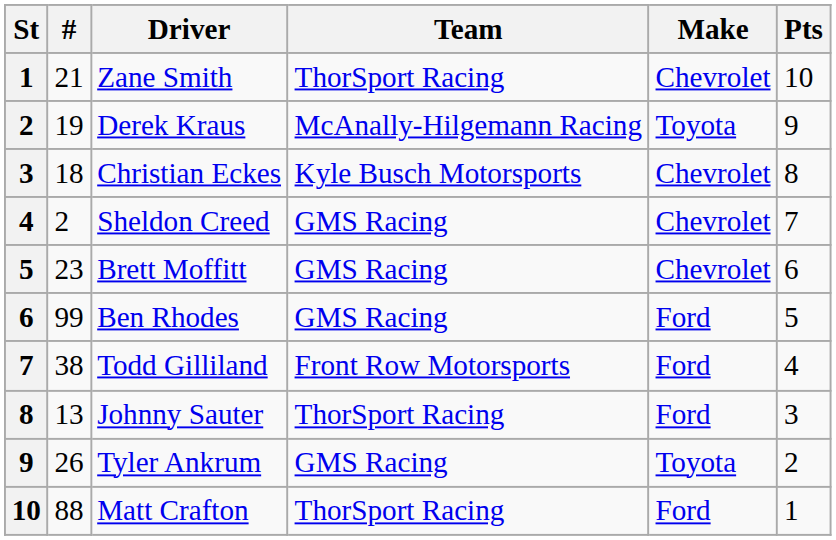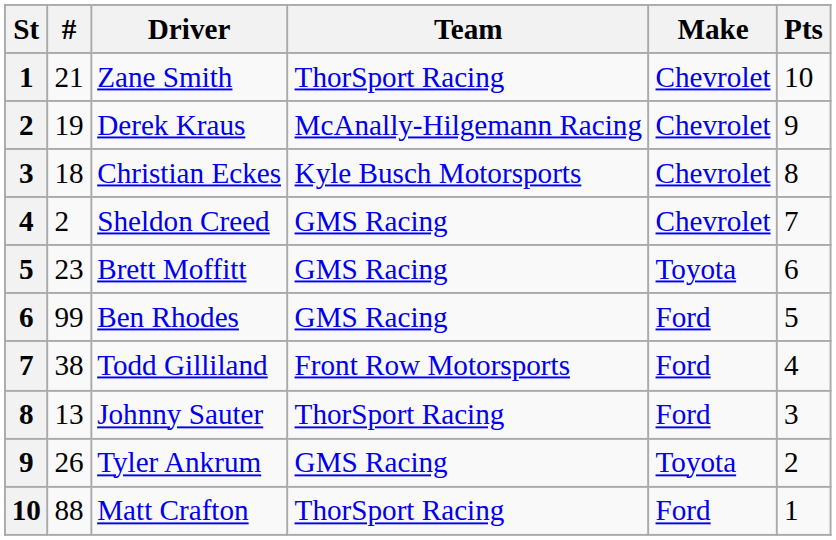(696, 124) Toyota -> (713, 124) Chevrolet
(713, 269) Chevrolet -> (696, 269) Toyota
